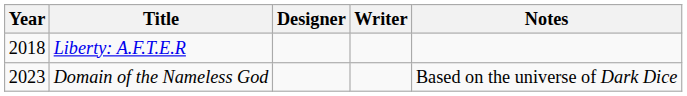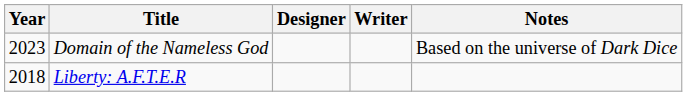rows swapped: (120, 47) <-> (161, 76)
